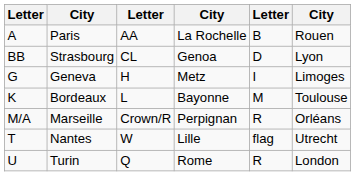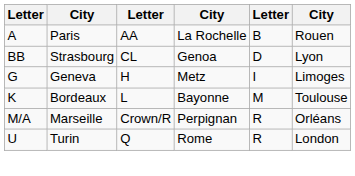- row: (71, 139)
